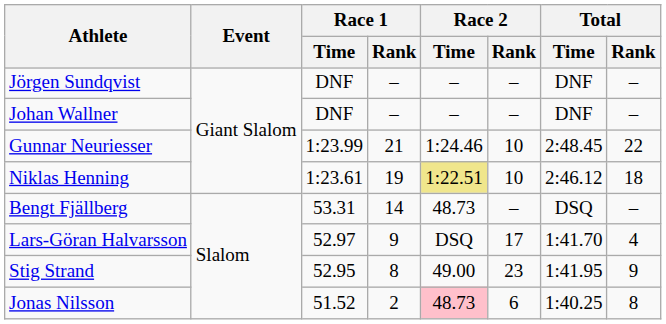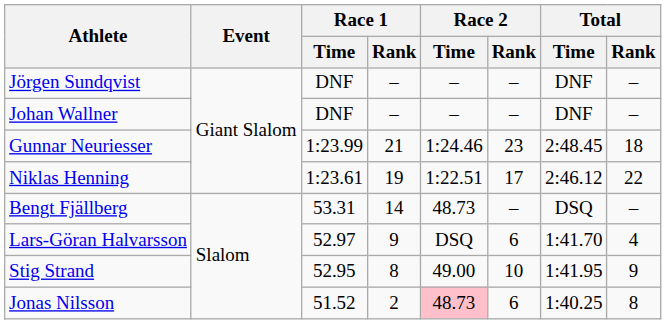(514, 145) 10 -> (514, 145) 23
(634, 145) 22 -> (634, 145) 18
(454, 177) khaki background -> (454, 177) no background
(514, 177) 10 -> (514, 177) 17
(634, 177) 18 -> (634, 177) 22
(514, 240) 17 -> (514, 240) 6
(514, 271) 23 -> (514, 271) 10
